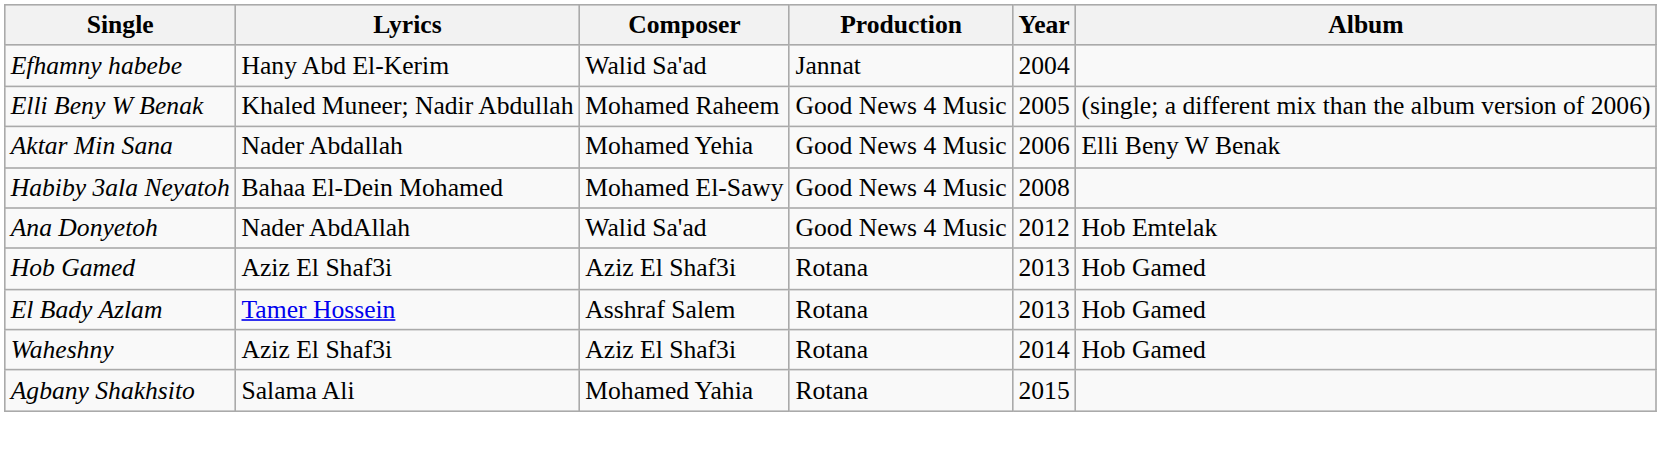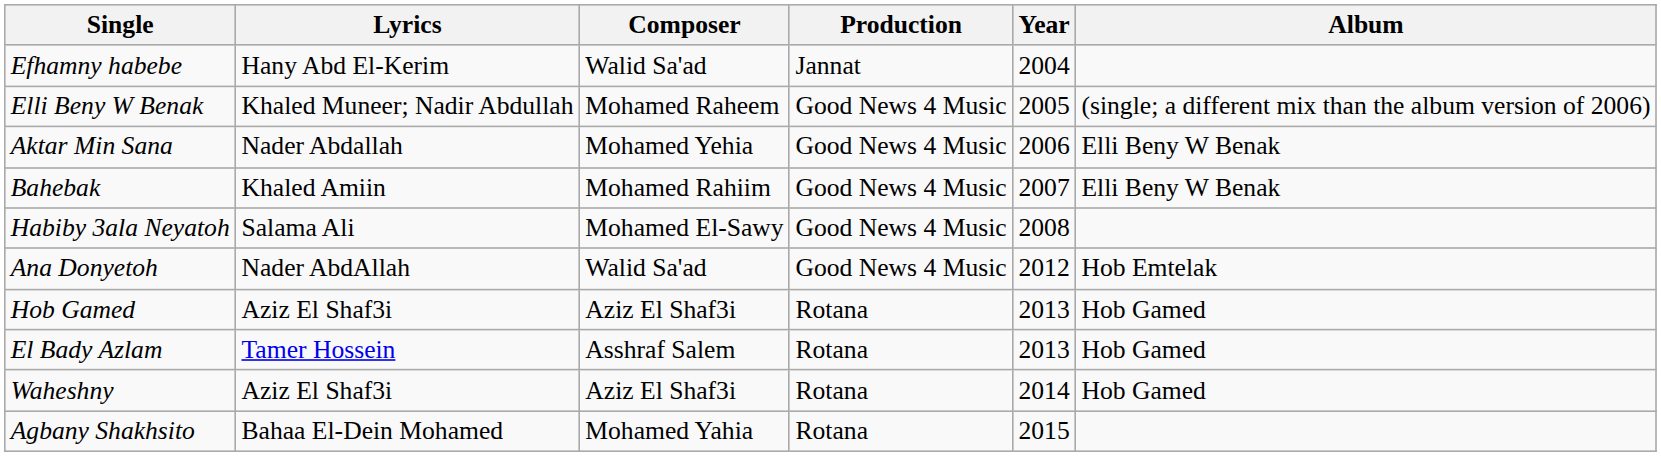+ row: (55, 187)
(372, 187) Bahaa El-Dein Mohamed -> (298, 227) Salama Ali
(298, 390) Salama Ali -> (372, 430) Bahaa El-Dein Mohamed
